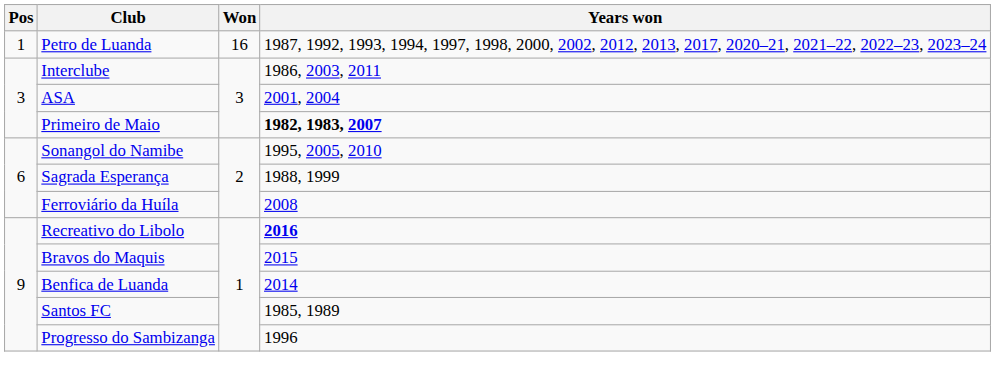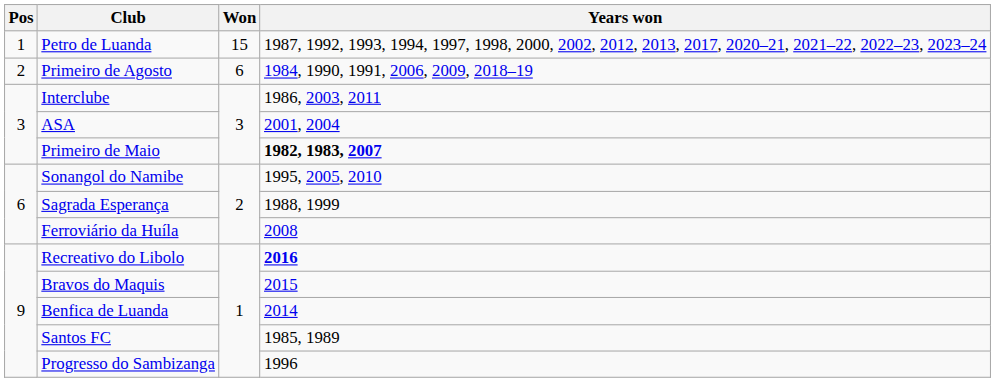(239, 44) 16 -> (239, 44) 15
+ row: (107, 71)
